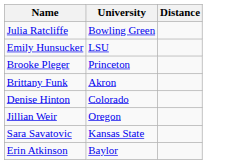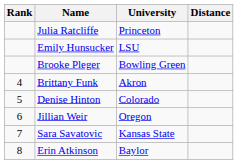+ column: (20, 13)
(122, 30) Bowling Green -> (140, 30) Princeton
(109, 64) Princeton -> (152, 64) Bowling Green
